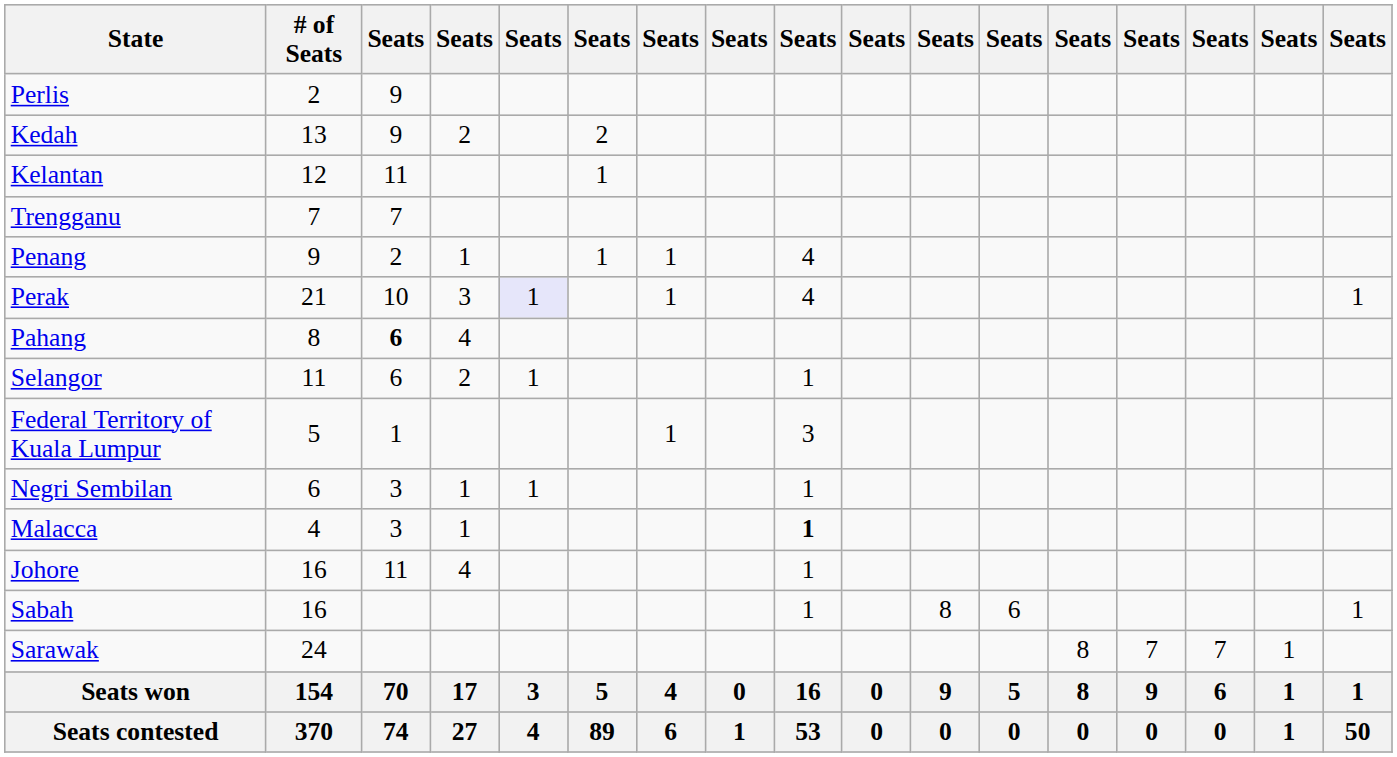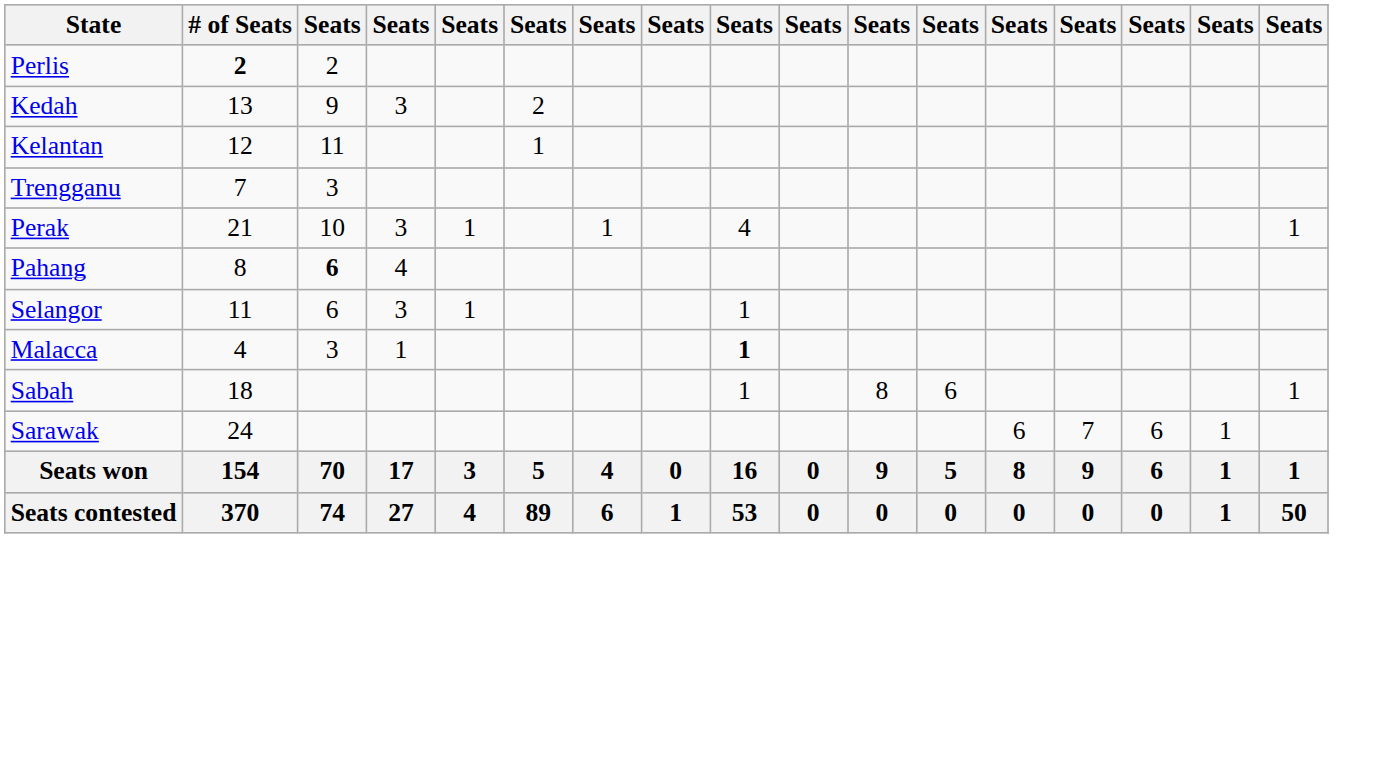(314, 94) normal -> (240, 65) bold
(396, 94) 9 -> (332, 65) 2
(465, 134) 2 -> (401, 106) 3
(396, 216) 7 -> (332, 187) 3
- row: (48, 256)
(533, 297) lavender background -> (470, 227) no background
(465, 378) 2 -> (401, 308) 3
- row: (111, 433)
- row: (91, 488)
- row: (45, 569)
(314, 610) 16 -> (240, 390) 18
(1083, 650) 8 -> (1019, 430) 6
(1220, 650) 7 -> (1157, 430) 6
